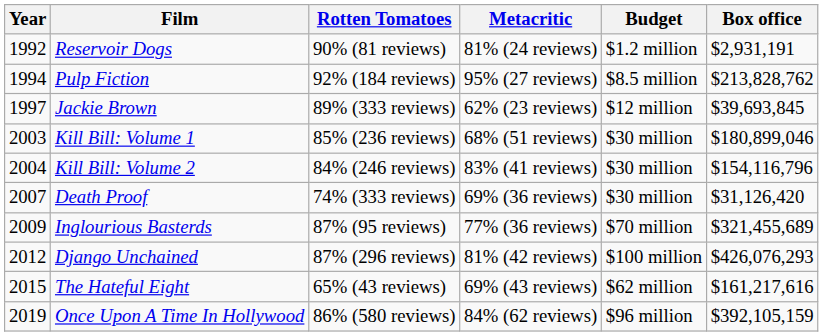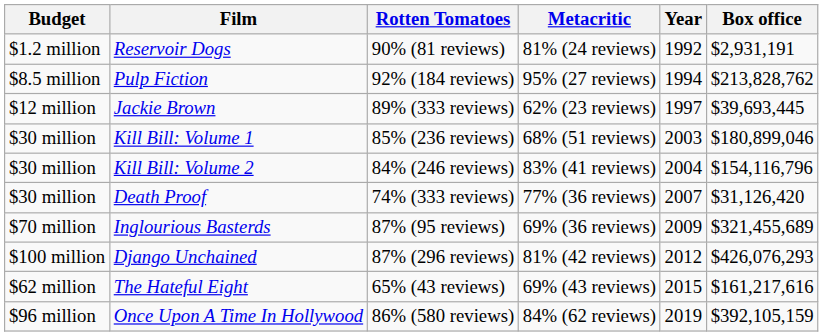columns swapped: (28, 19) <-> (654, 19)
(757, 108) $39,693,845 -> (757, 108) $39,693,445
(531, 197) 69% (36 reviews) -> (589, 197) 77% (36 reviews)
(531, 227) 77% (36 reviews) -> (589, 227) 69% (36 reviews)
